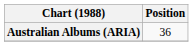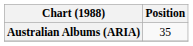(165, 31) 36 -> (165, 31) 35
